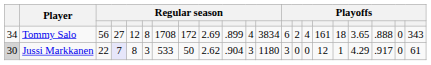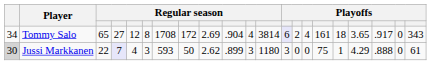(104, 34) 56 -> (104, 34) 65
(234, 34) .899 -> (234, 34) .904
(269, 34) 3834 -> (269, 34) 3814
(287, 34) no background -> (287, 34) lavender background
(383, 34) .888 -> (383, 34) .917
(134, 51) 8 -> (134, 51) 4
(165, 51) 533 -> (165, 51) 593
(234, 51) .904 -> (234, 51) .899
(323, 51) 12 -> (323, 51) 75
(383, 51) .917 -> (383, 51) .888
